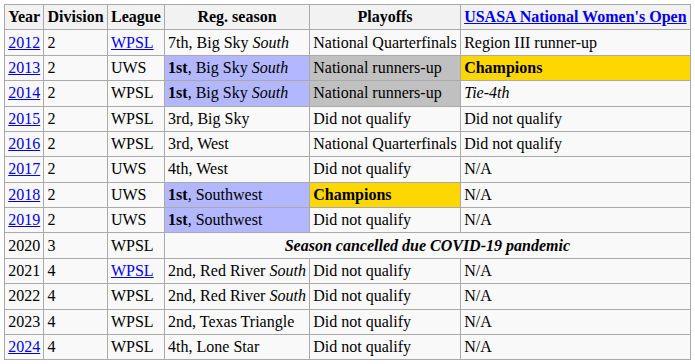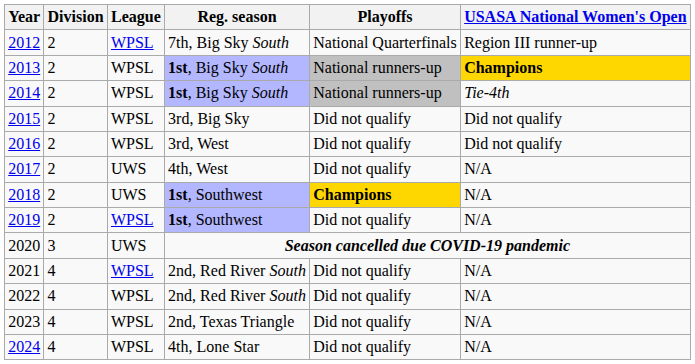(129, 67) UWS -> (132, 67) WPSL
(385, 144) National Quarterfinals -> (362, 144) Did not qualify
(129, 220) UWS -> (132, 220) WPSL
(132, 245) WPSL -> (129, 245) UWS
